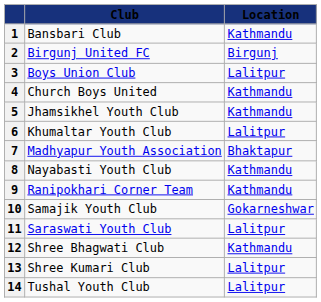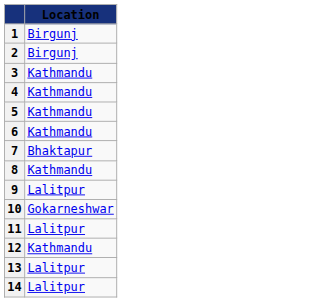- column: (125, 14)
(260, 34) Kathmandu -> (53, 34) Birgunj
(256, 73) Lalitpur -> (60, 73) Kathmandu
(256, 131) Lalitpur -> (60, 131) Kathmandu
(260, 190) Kathmandu -> (56, 190) Lalitpur
